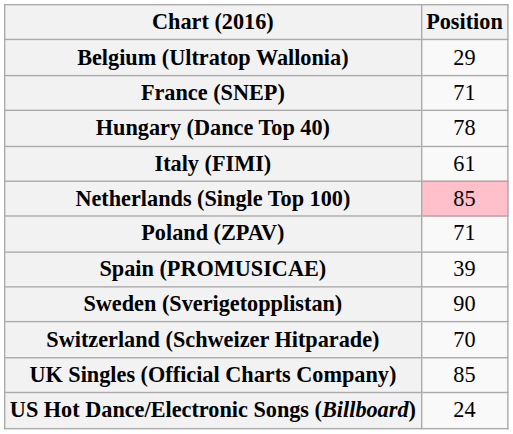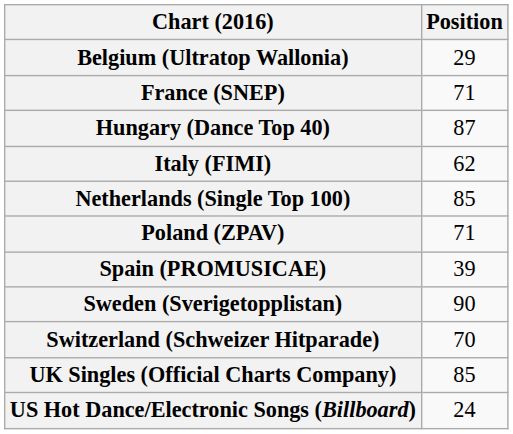(464, 127) 78 -> (464, 127) 87
(464, 163) 61 -> (464, 163) 62
(464, 198) pink background -> (464, 198) no background
